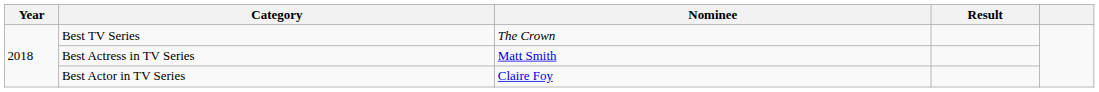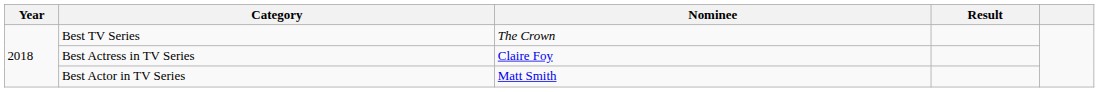(527, 55) Matt Smith -> (525, 55) Claire Foy
(525, 76) Claire Foy -> (527, 76) Matt Smith
